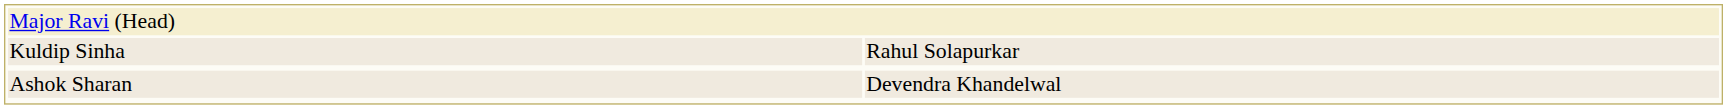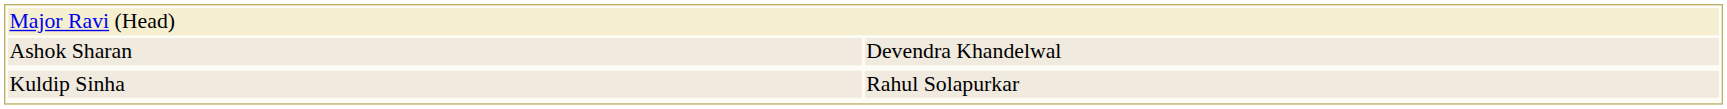rows swapped: (67, 51) <-> (71, 84)
